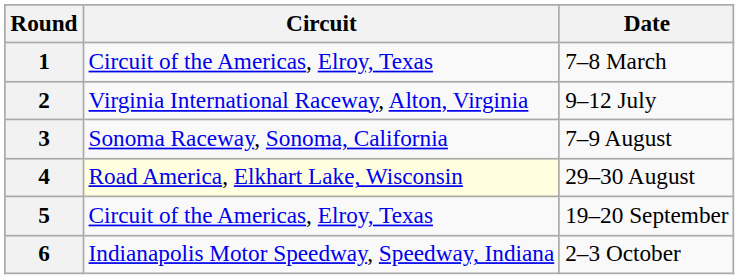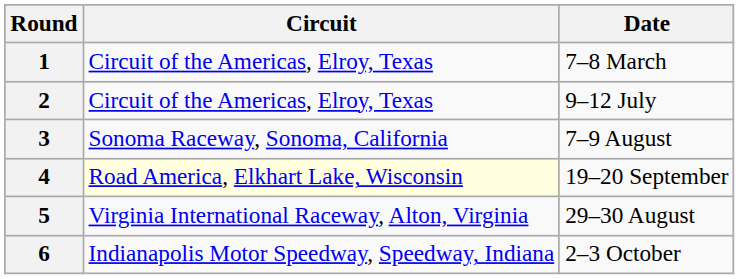(309, 100) Virginia International Raceway, Alton, Virginia -> (261, 100) Circuit of the Americas, Elroy, Texas
(630, 176) 29–30 August -> (647, 176) 19–20 September
(261, 215) Circuit of the Americas, Elroy, Texas -> (309, 215) Virginia International Raceway, Alton, Virginia
(647, 215) 19–20 September -> (630, 215) 29–30 August
